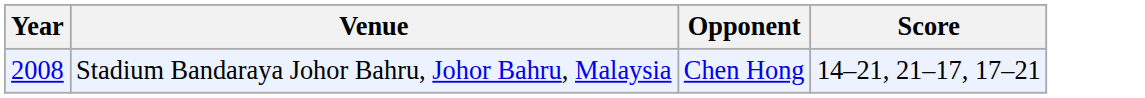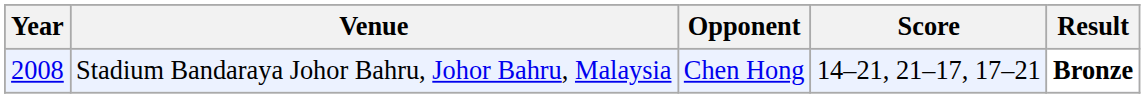+ column: (1093, 26)
